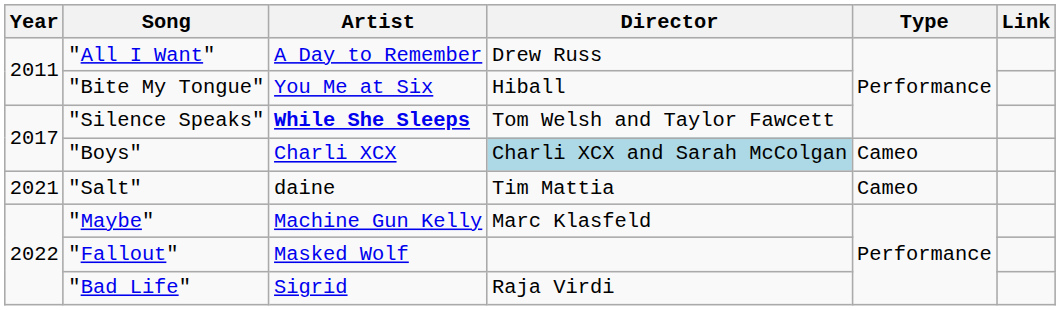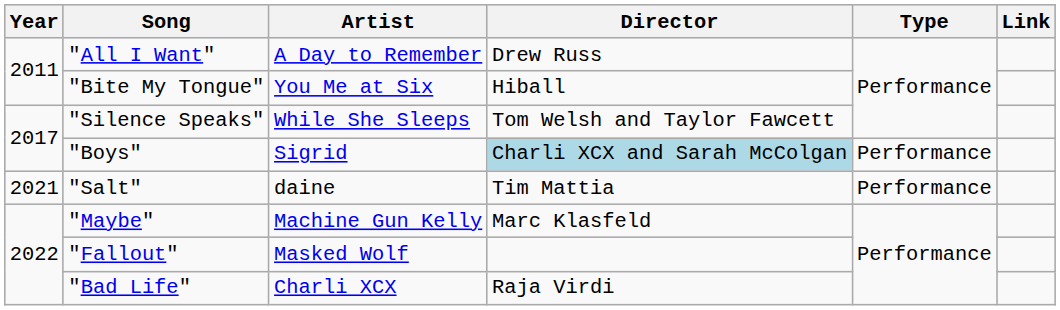(372, 121) bold -> (372, 121) normal
(335, 154) Charli XCX -> (311, 154) Sigrid
(888, 154) Cameo -> (924, 154) Performance
(888, 188) Cameo -> (924, 188) Performance
(311, 288) Sigrid -> (335, 288) Charli XCX
